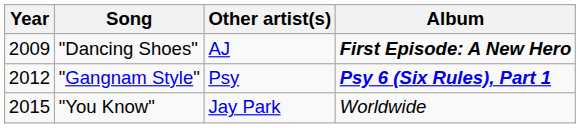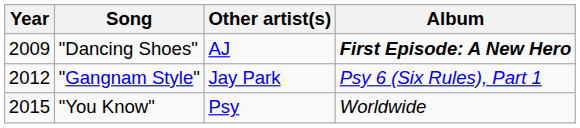(224, 78) Psy -> (244, 78) Jay Park
(445, 78) bold -> (441, 78) normal
(244, 107) Jay Park -> (224, 107) Psy
